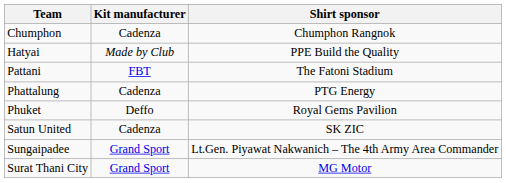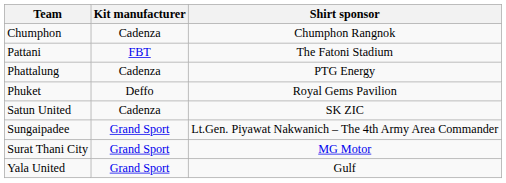- row: (23, 52)
+ row: (36, 168)
